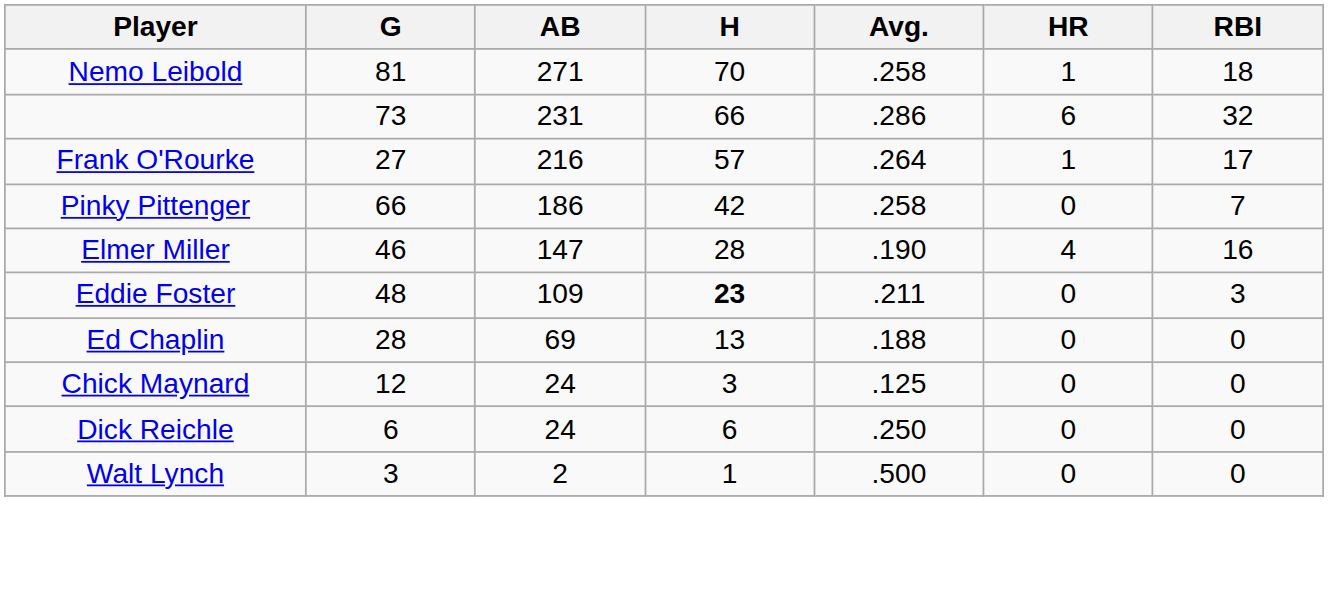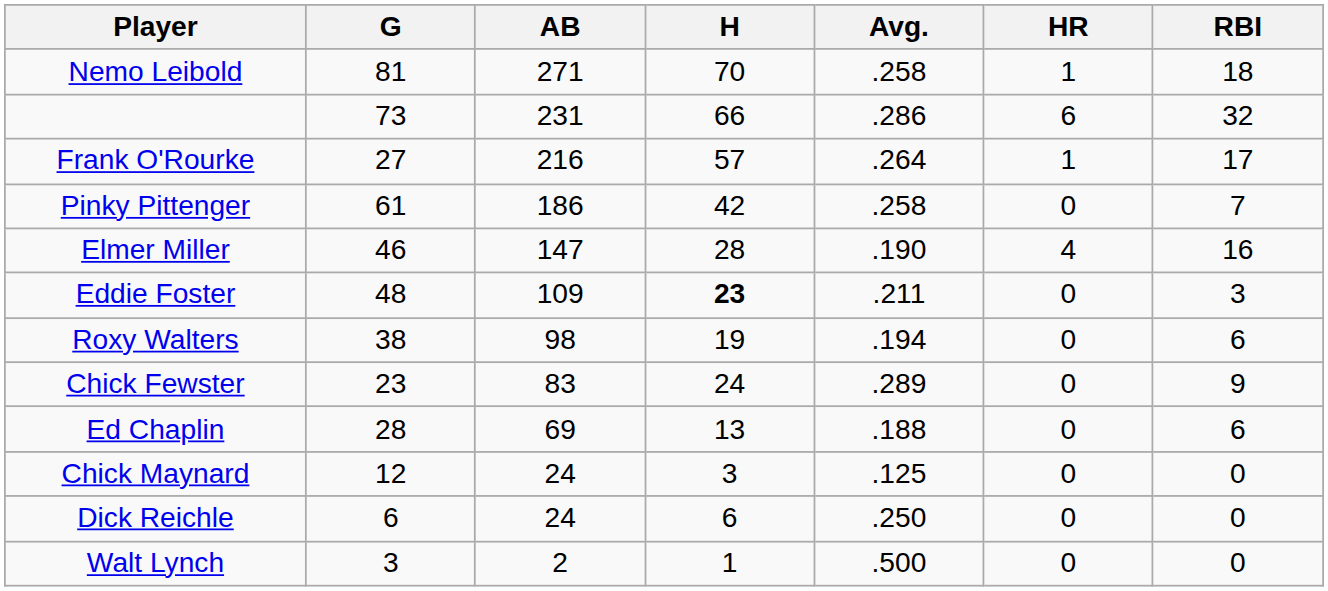(391, 205) 66 -> (391, 205) 61
+ row: (155, 339)
+ row: (155, 384)
(1238, 339) 0 -> (1238, 428) 6
